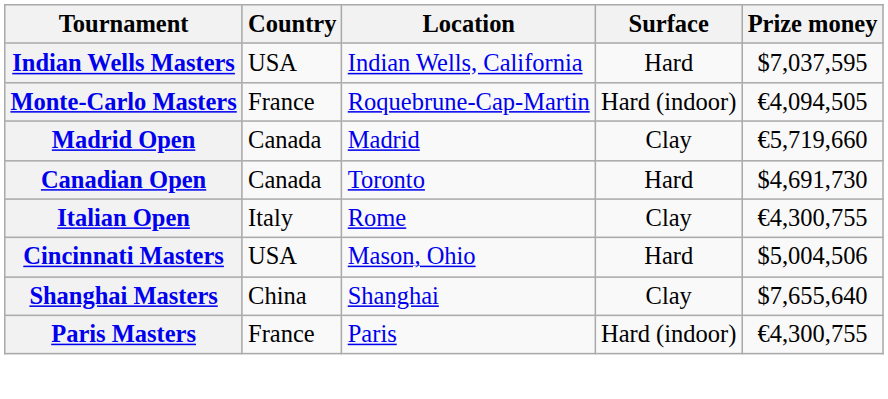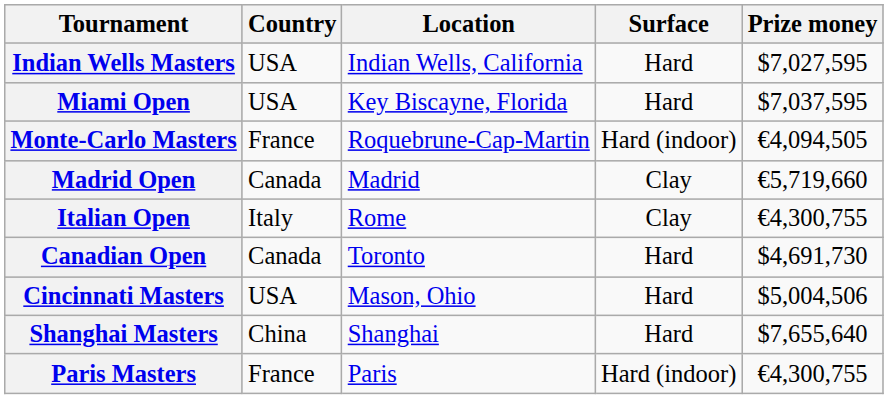(813, 62) $7,037,595 -> (813, 62) $7,027,595
+ row: (124, 101)
rows swapped: (124, 218) <-> (124, 179)
(669, 295) Clay -> (669, 334) Hard
